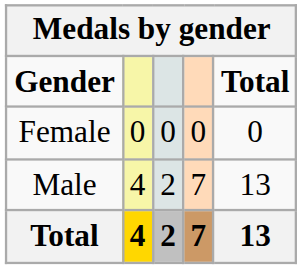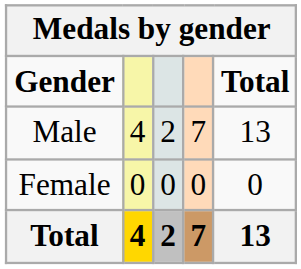rows swapped: (65, 184) <-> (65, 132)
